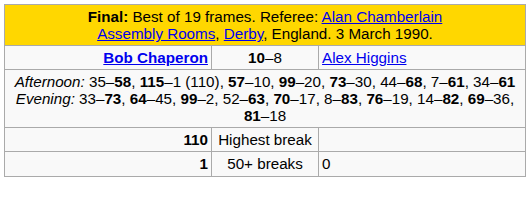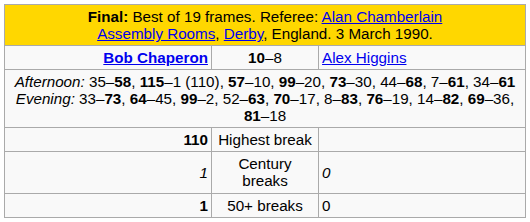+ row: (265, 172)
